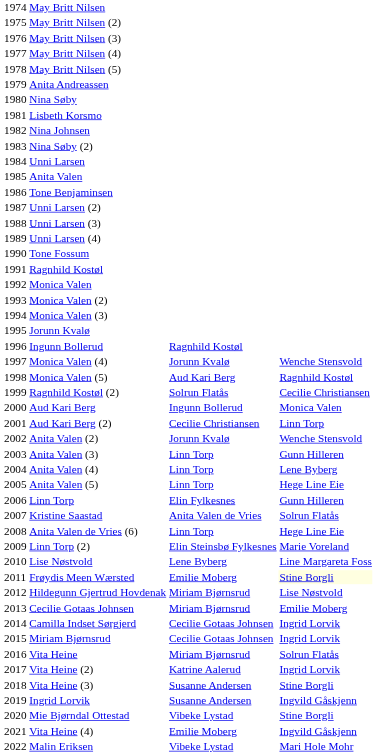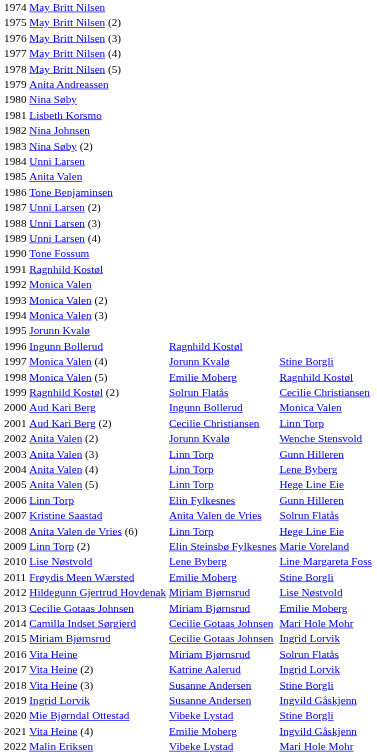(321, 361) Wenche Stensvold -> (307, 361) Stine Borgli
(202, 377) Aud Kari Berg -> (203, 377) Emilie Moberg
(307, 577) lightyellow background -> (307, 577) no background
(310, 623) Ingrid Lorvik -> (316, 623) Mari Hole Mohr
